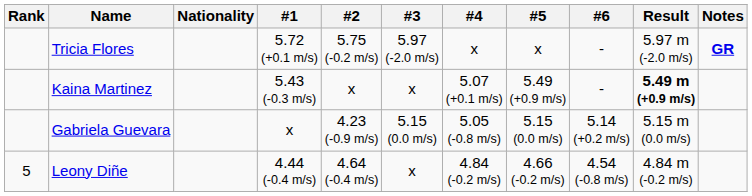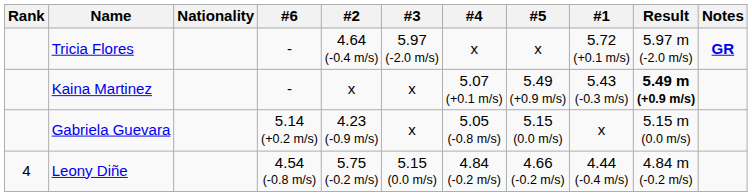columns swapped: (289, 16) <-> (602, 16)
(352, 48) 5.75 (-0.2 m/s) -> (352, 48) 4.64 (-0.4 m/s)
(412, 130) 5.15 (0.0 m/s) -> (412, 130) x
(26, 171) 5 -> (26, 171) 4
(352, 171) 4.64 (-0.4 m/s) -> (352, 171) 5.75 (-0.2 m/s)
(412, 171) x -> (412, 171) 5.15 (0.0 m/s)
